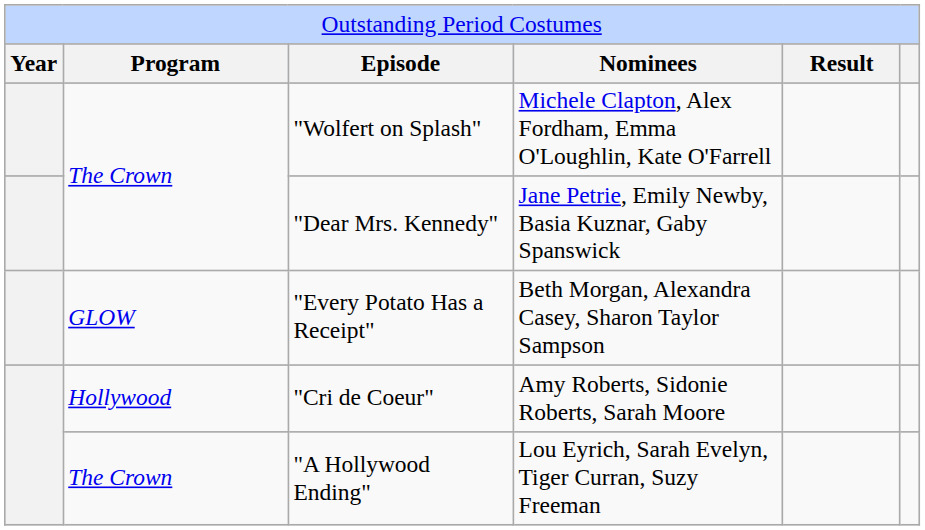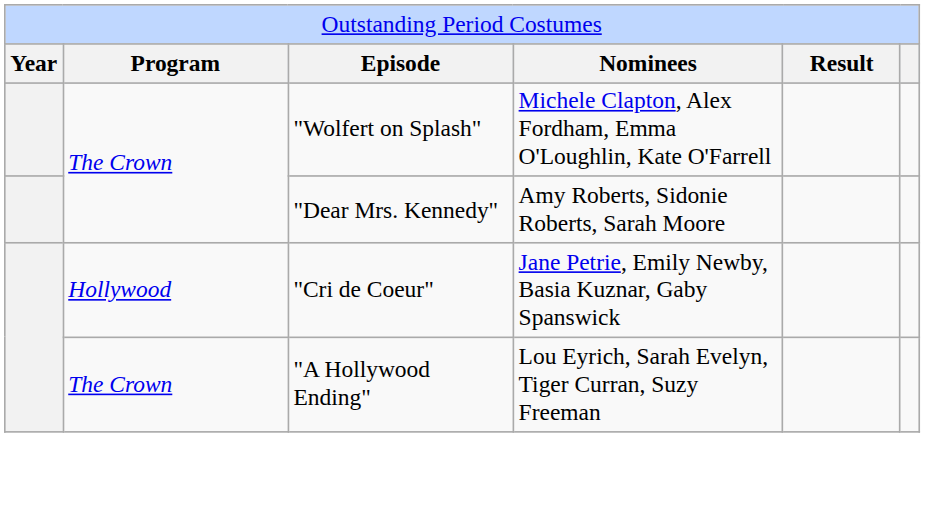(643, 223) Jane Petrie, Emily Newby, Basia Kuznar, Gaby Spanswick -> (623, 209) Amy Roberts, Sidonie Roberts, Sarah Moore
- row: (388, 317)
(623, 397) Amy Roberts, Sidonie Roberts, Sarah Moore -> (643, 289) Jane Petrie, Emily Newby, Basia Kuznar, Gaby Spanswick
